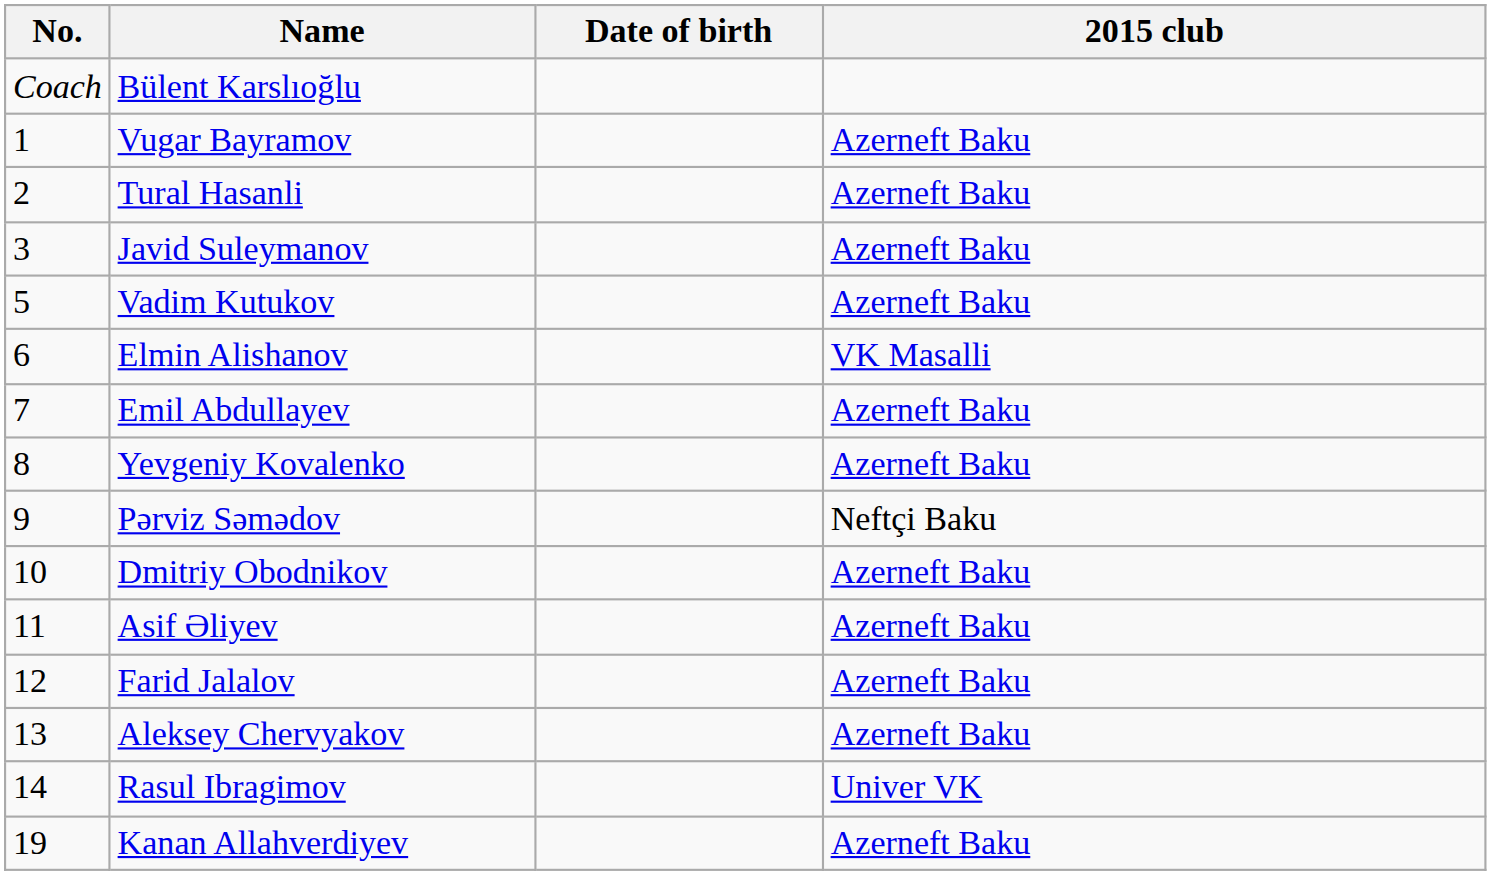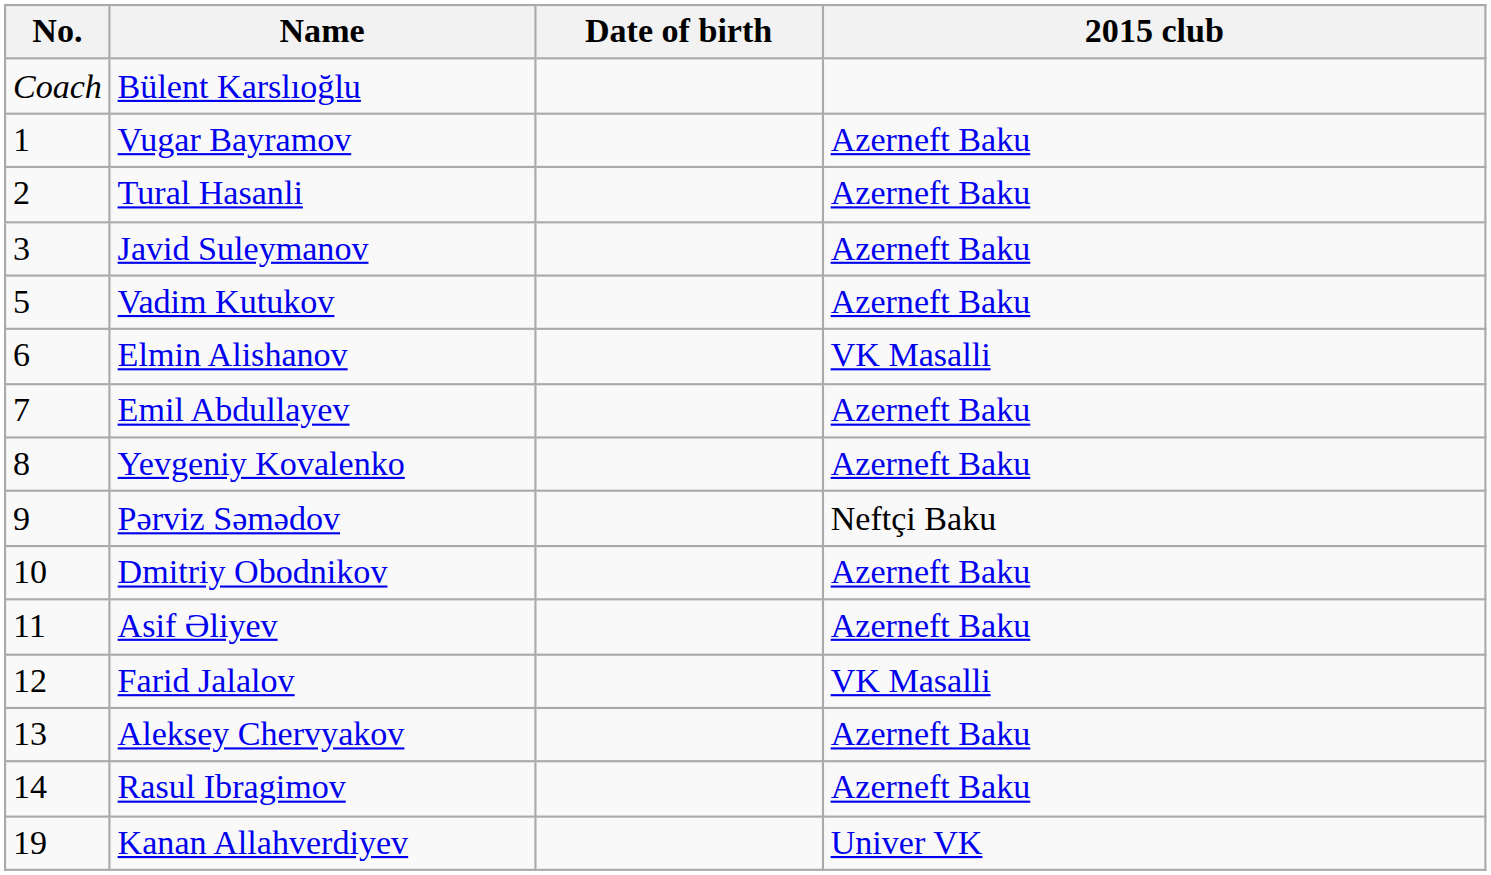(930, 680) Azerneft Baku -> (911, 680) VK Masalli
(907, 788) Univer VK -> (930, 788) Azerneft Baku
(930, 842) Azerneft Baku -> (907, 842) Univer VK
